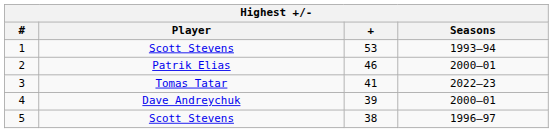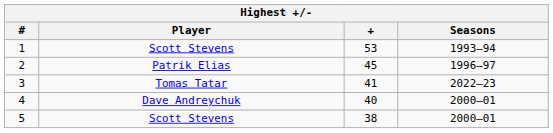(371, 66) 46 -> (371, 66) 45
(473, 66) 2000–01 -> (473, 66) 1996–97
(371, 101) 39 -> (371, 101) 40
(473, 119) 1996–97 -> (473, 119) 2000–01
